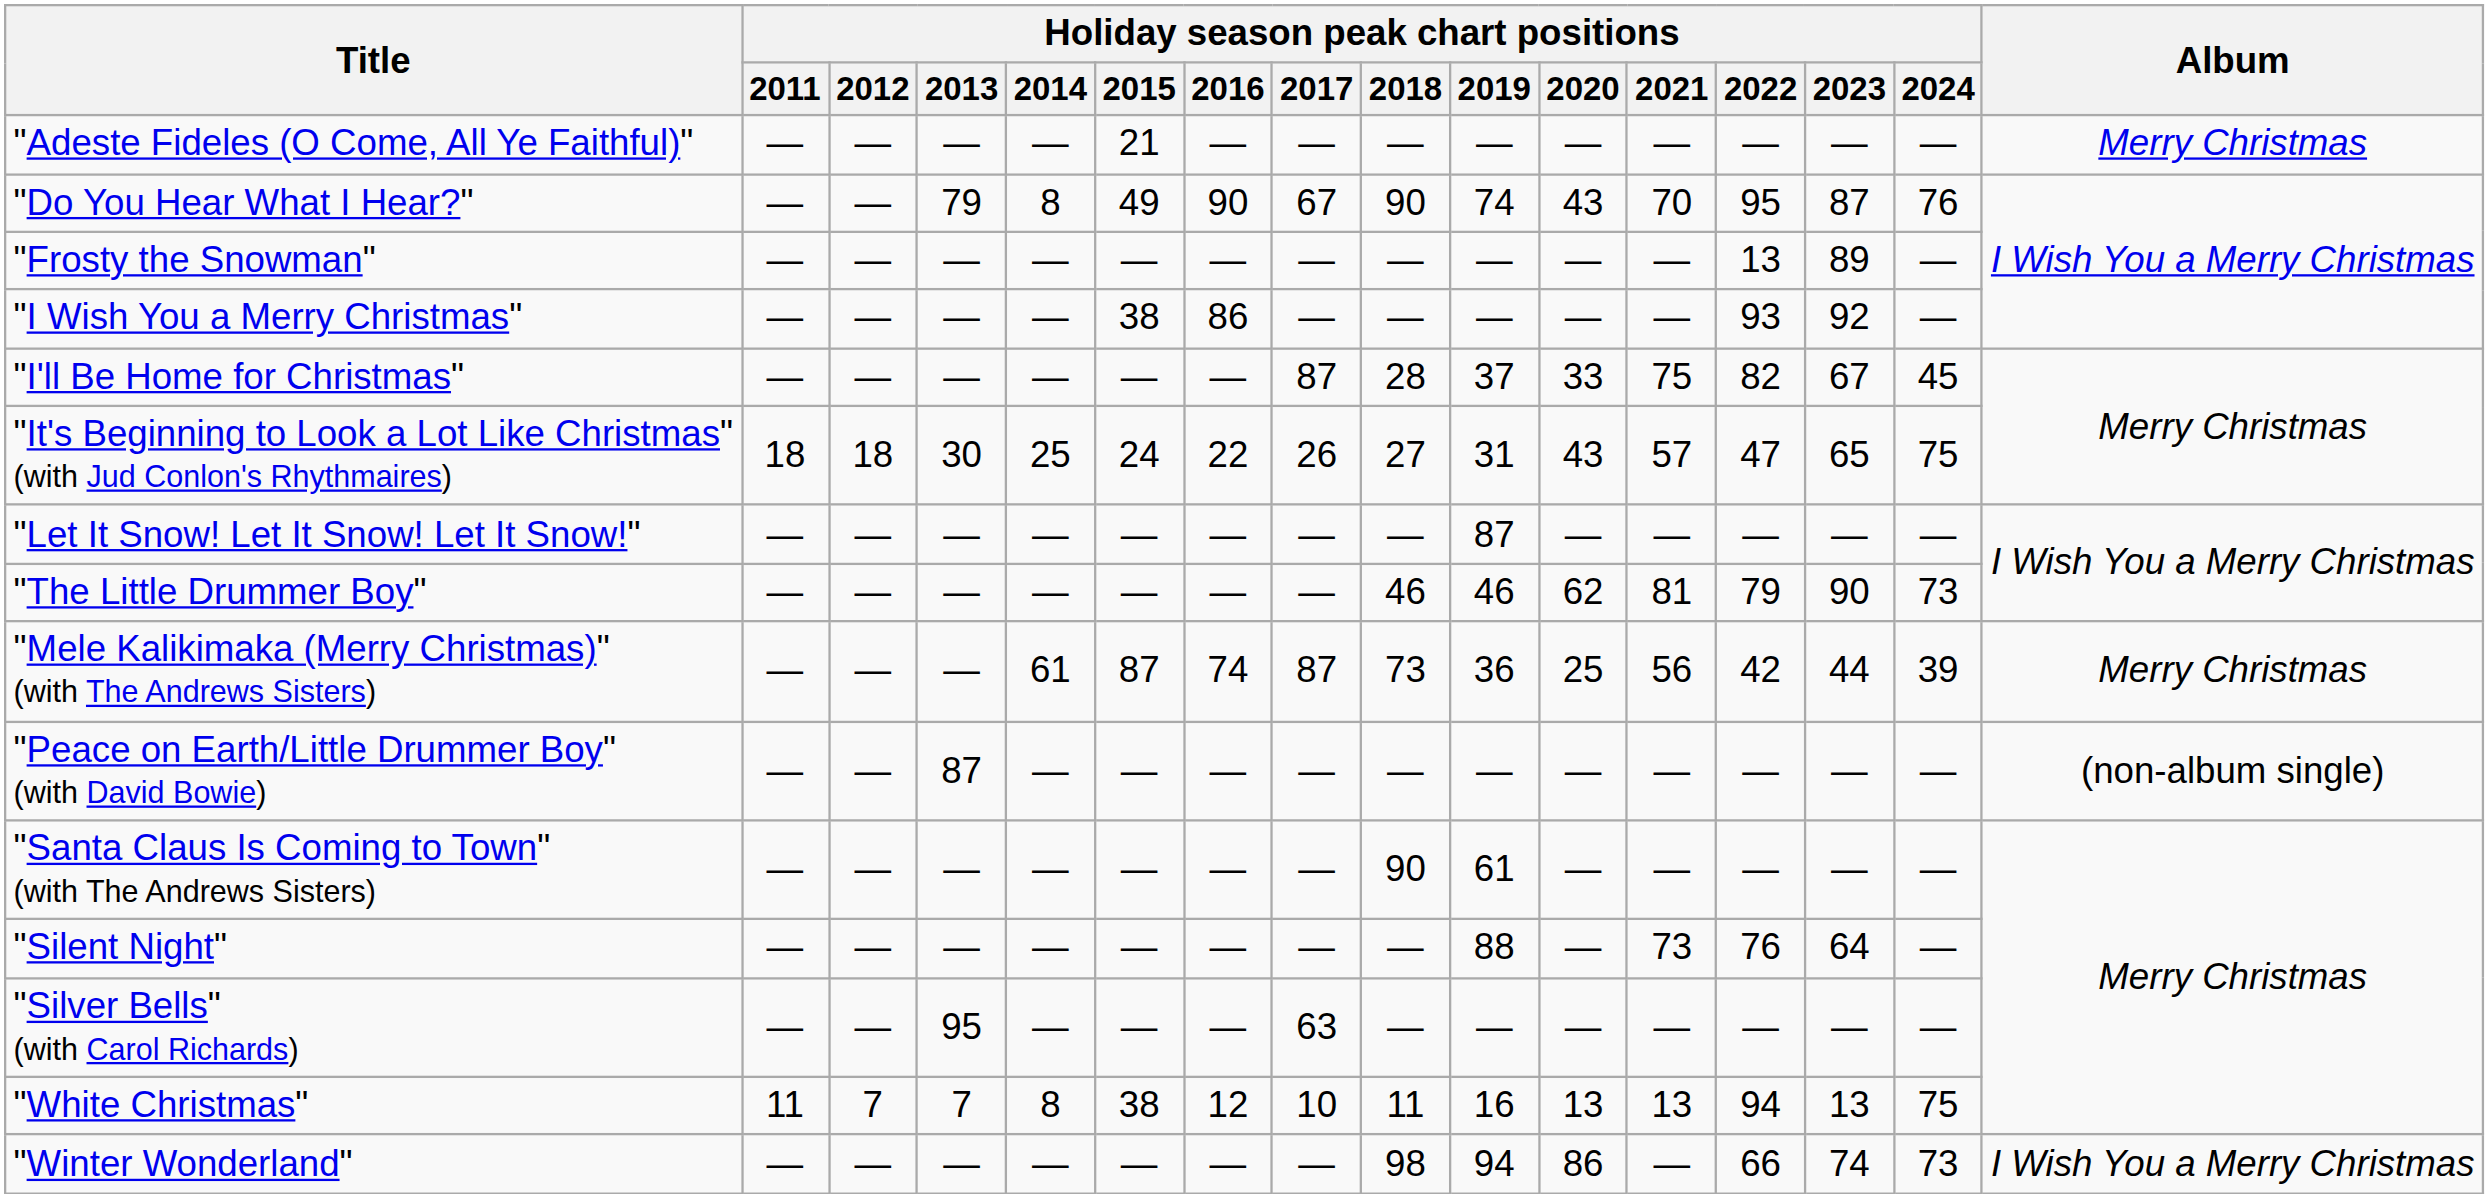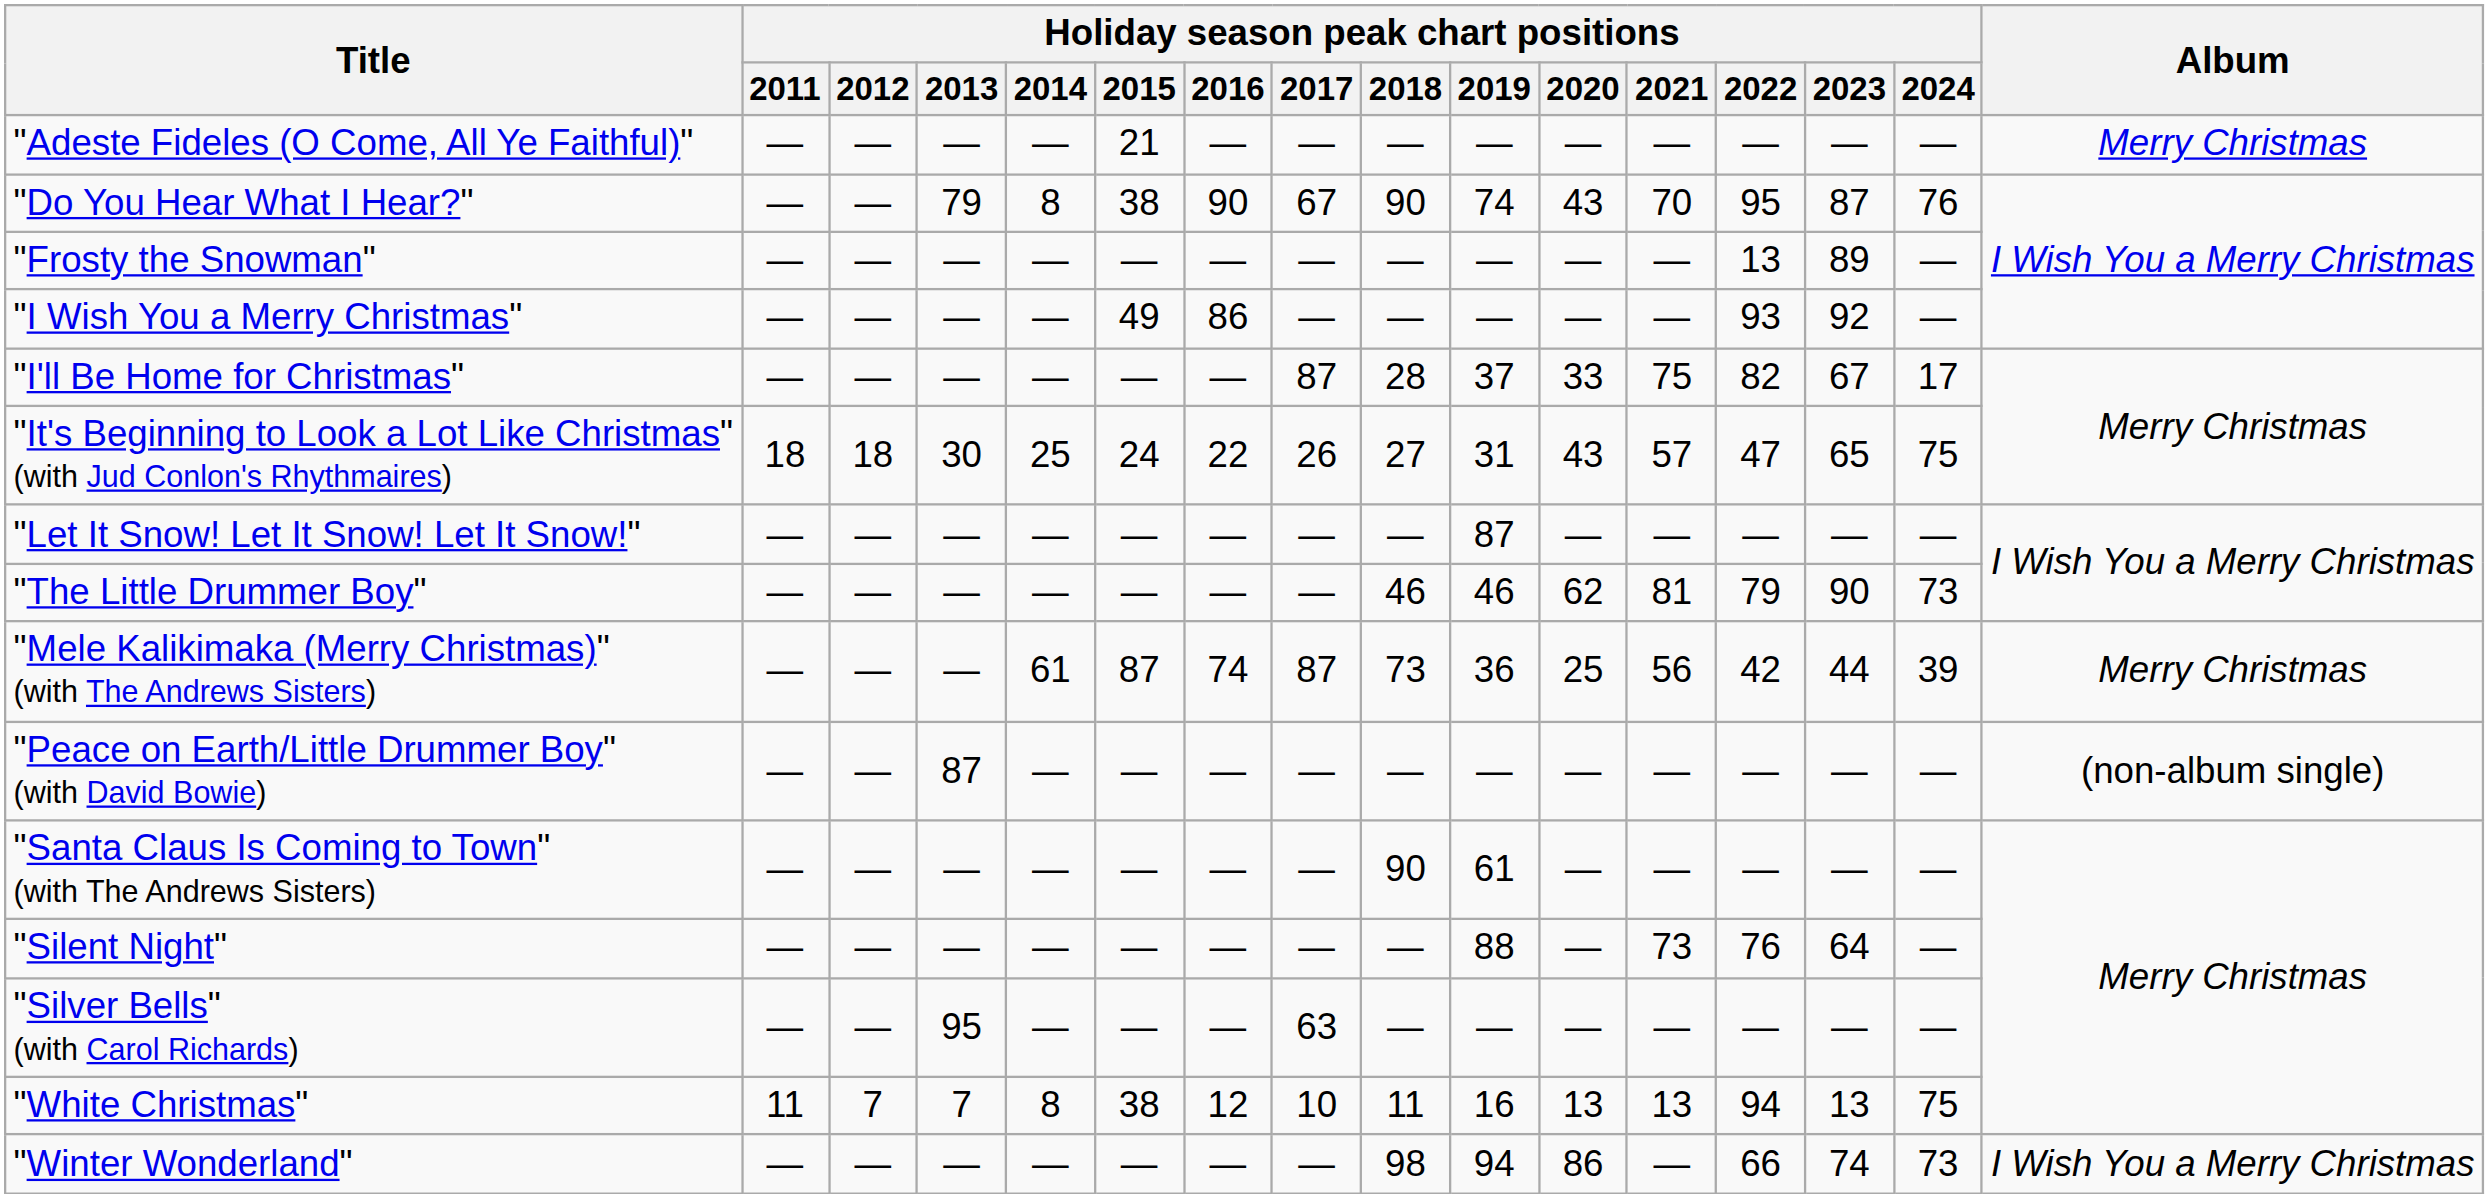(1139, 201) 49 -> (1139, 201) 38
(1139, 318) 38 -> (1139, 318) 49
(1938, 376) 45 -> (1938, 376) 17
